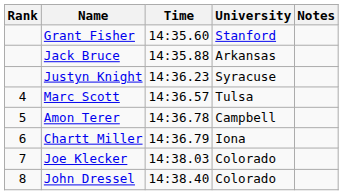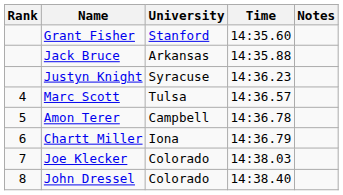columns swapped: (253, 15) <-> (179, 15)
